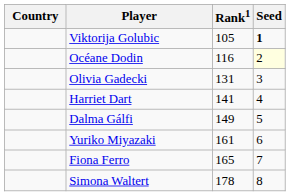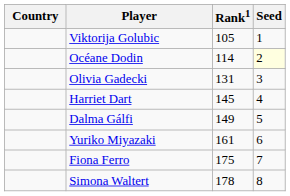(259, 38) bold -> (259, 38) normal
(225, 58) 116 -> (225, 58) 114
(225, 99) 141 -> (225, 99) 145
(225, 160) 165 -> (225, 160) 175
